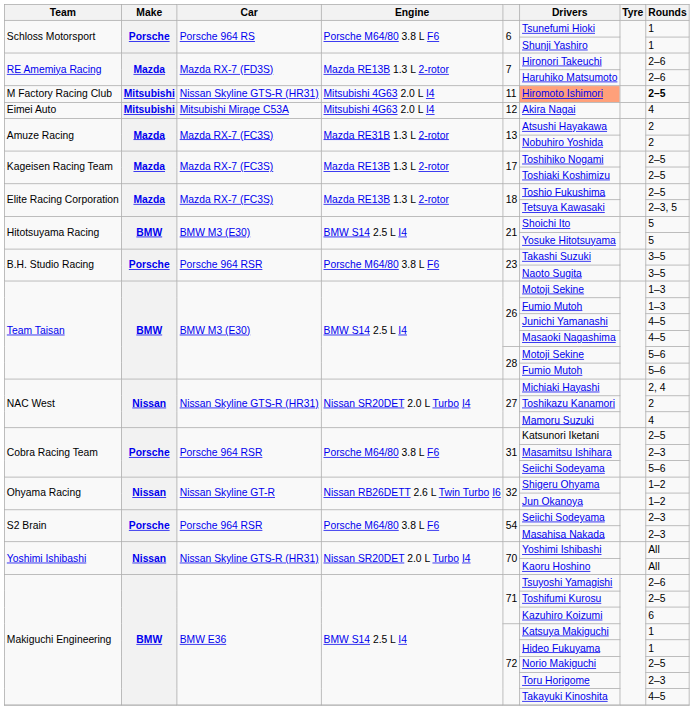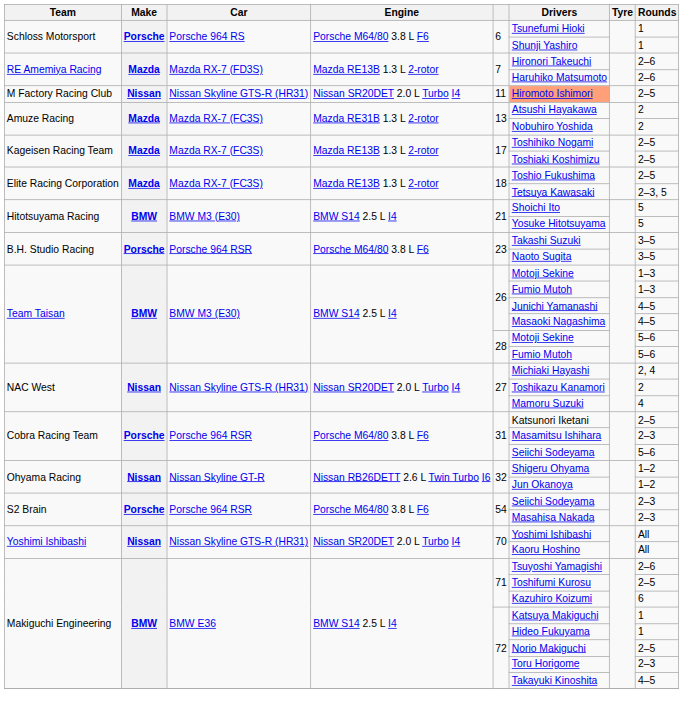(149, 94) Mitsubishi -> (144, 94) Nissan
(379, 94) Mitsubishi 4G63 2.0 L I4 -> (387, 94) Nissan SR20DET 2.0 L Turbo I4
(657, 94) bold -> (647, 94) normal
- row: (32, 110)
